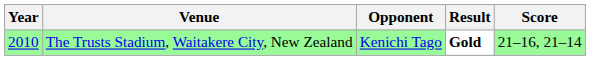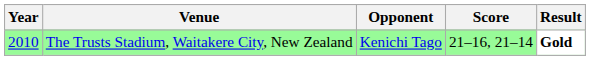columns swapped: (540, 17) <-> (470, 17)
